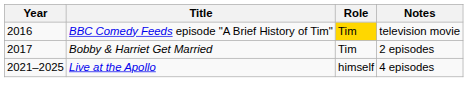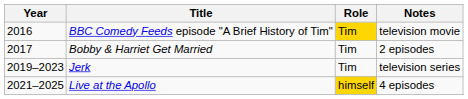+ row: (80, 67)
(356, 67) no background -> (356, 85) gold background
